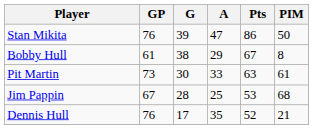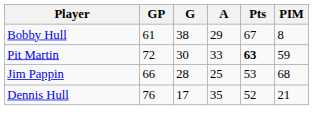- row: (37, 34)
(149, 74) 73 -> (149, 54) 72
(250, 74) normal -> (250, 54) bold
(284, 74) 61 -> (284, 54) 59
(149, 94) 67 -> (149, 74) 66
